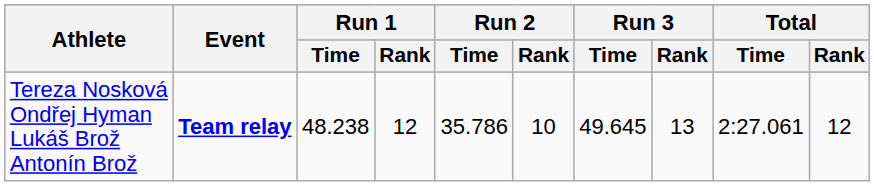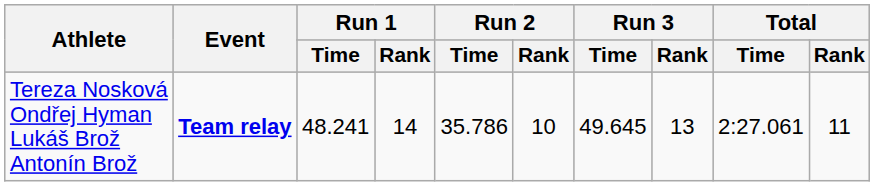(336, 127) 48.238 -> (336, 127) 48.241
(405, 127) 12 -> (405, 127) 14
(839, 127) 12 -> (839, 127) 11
